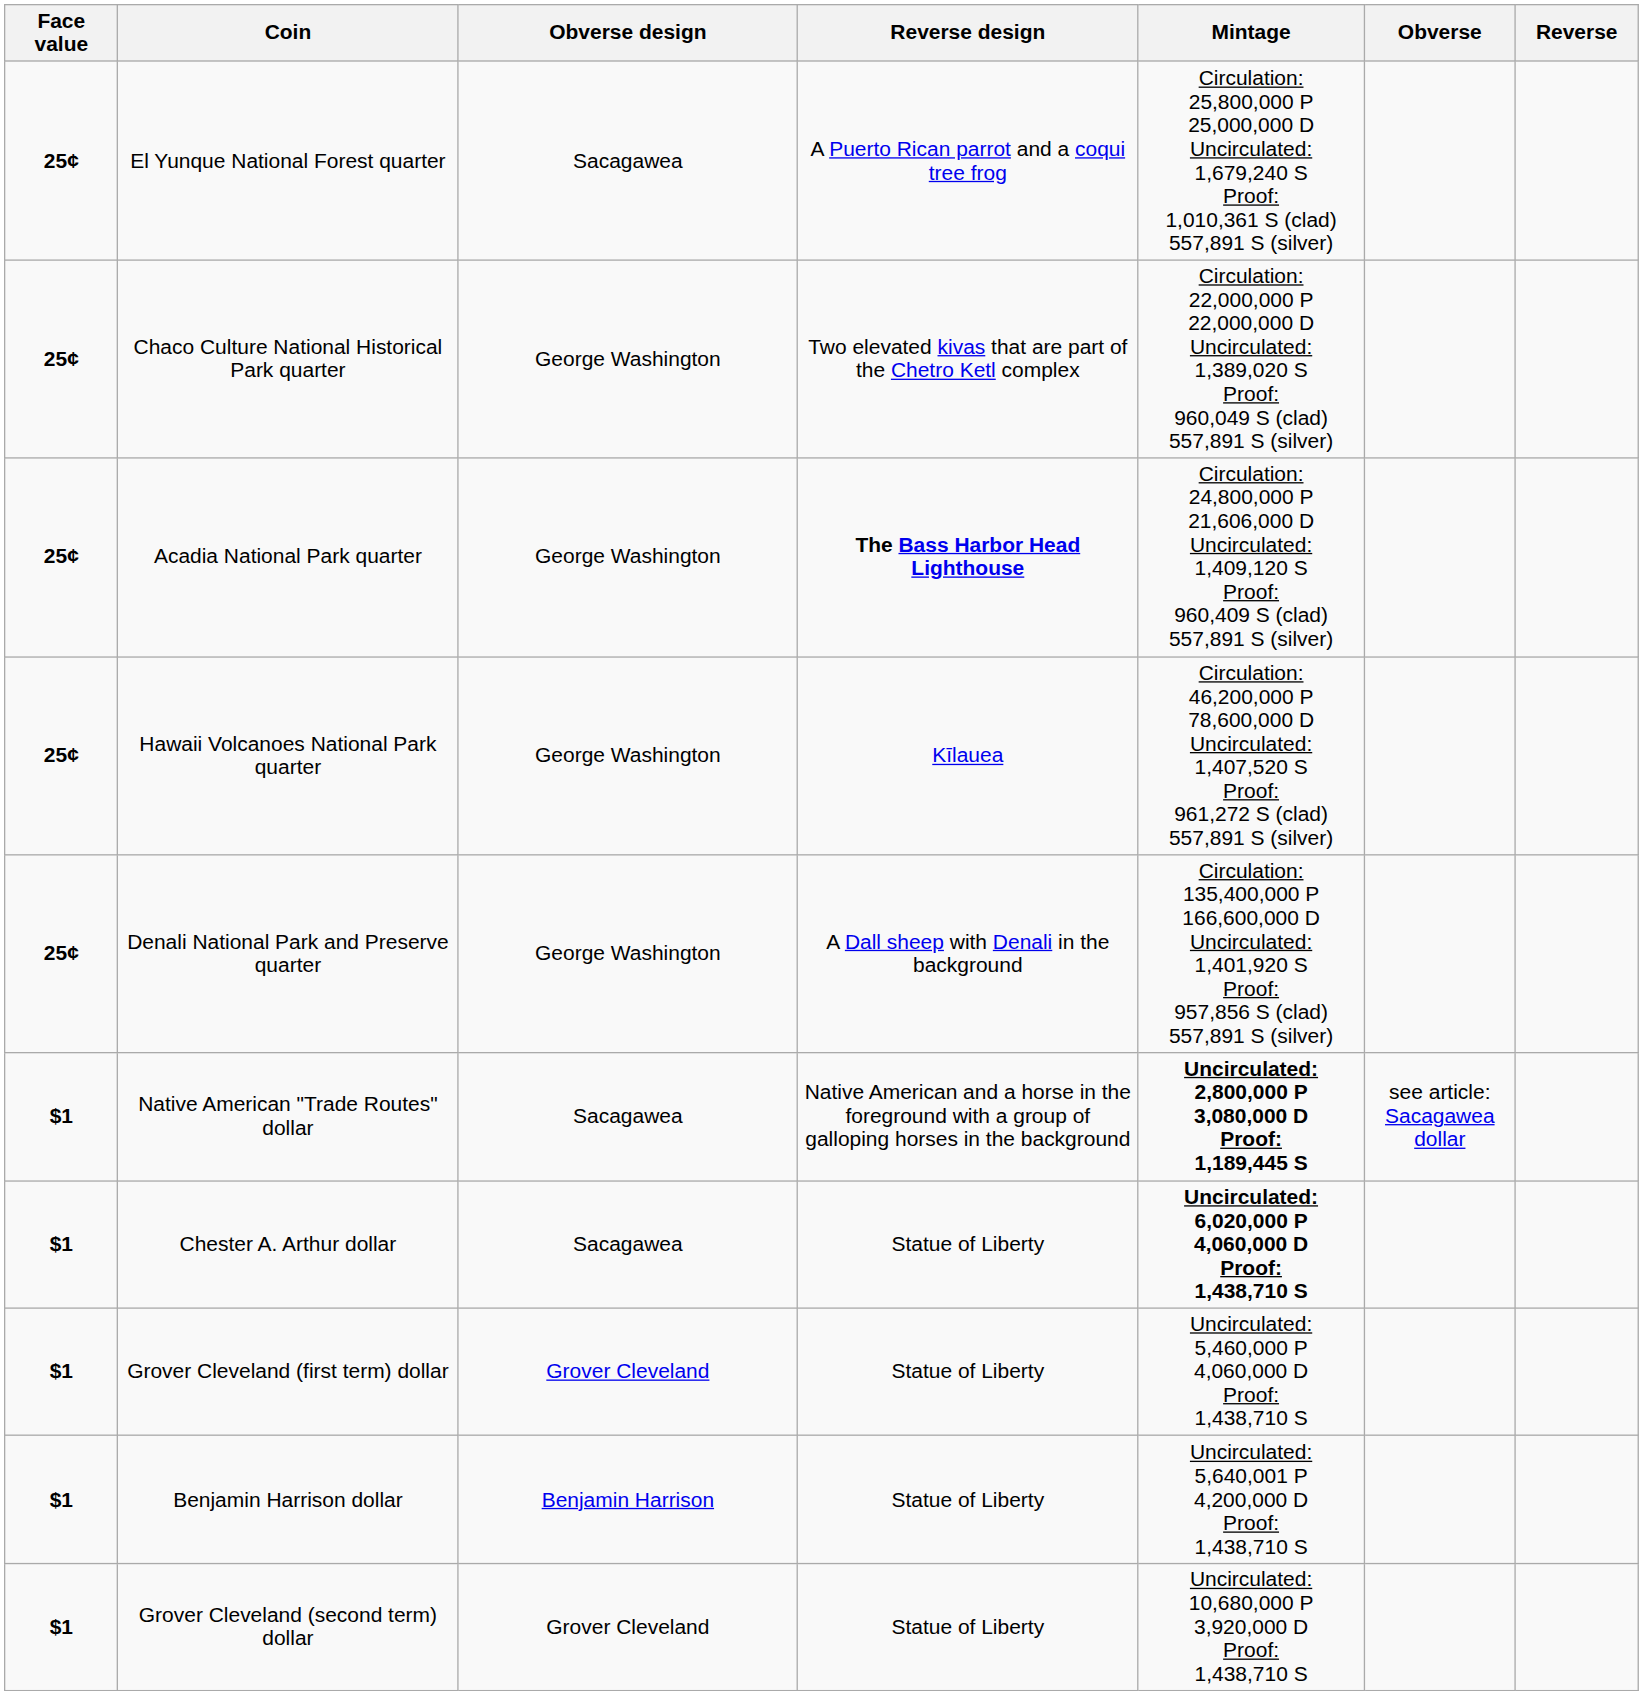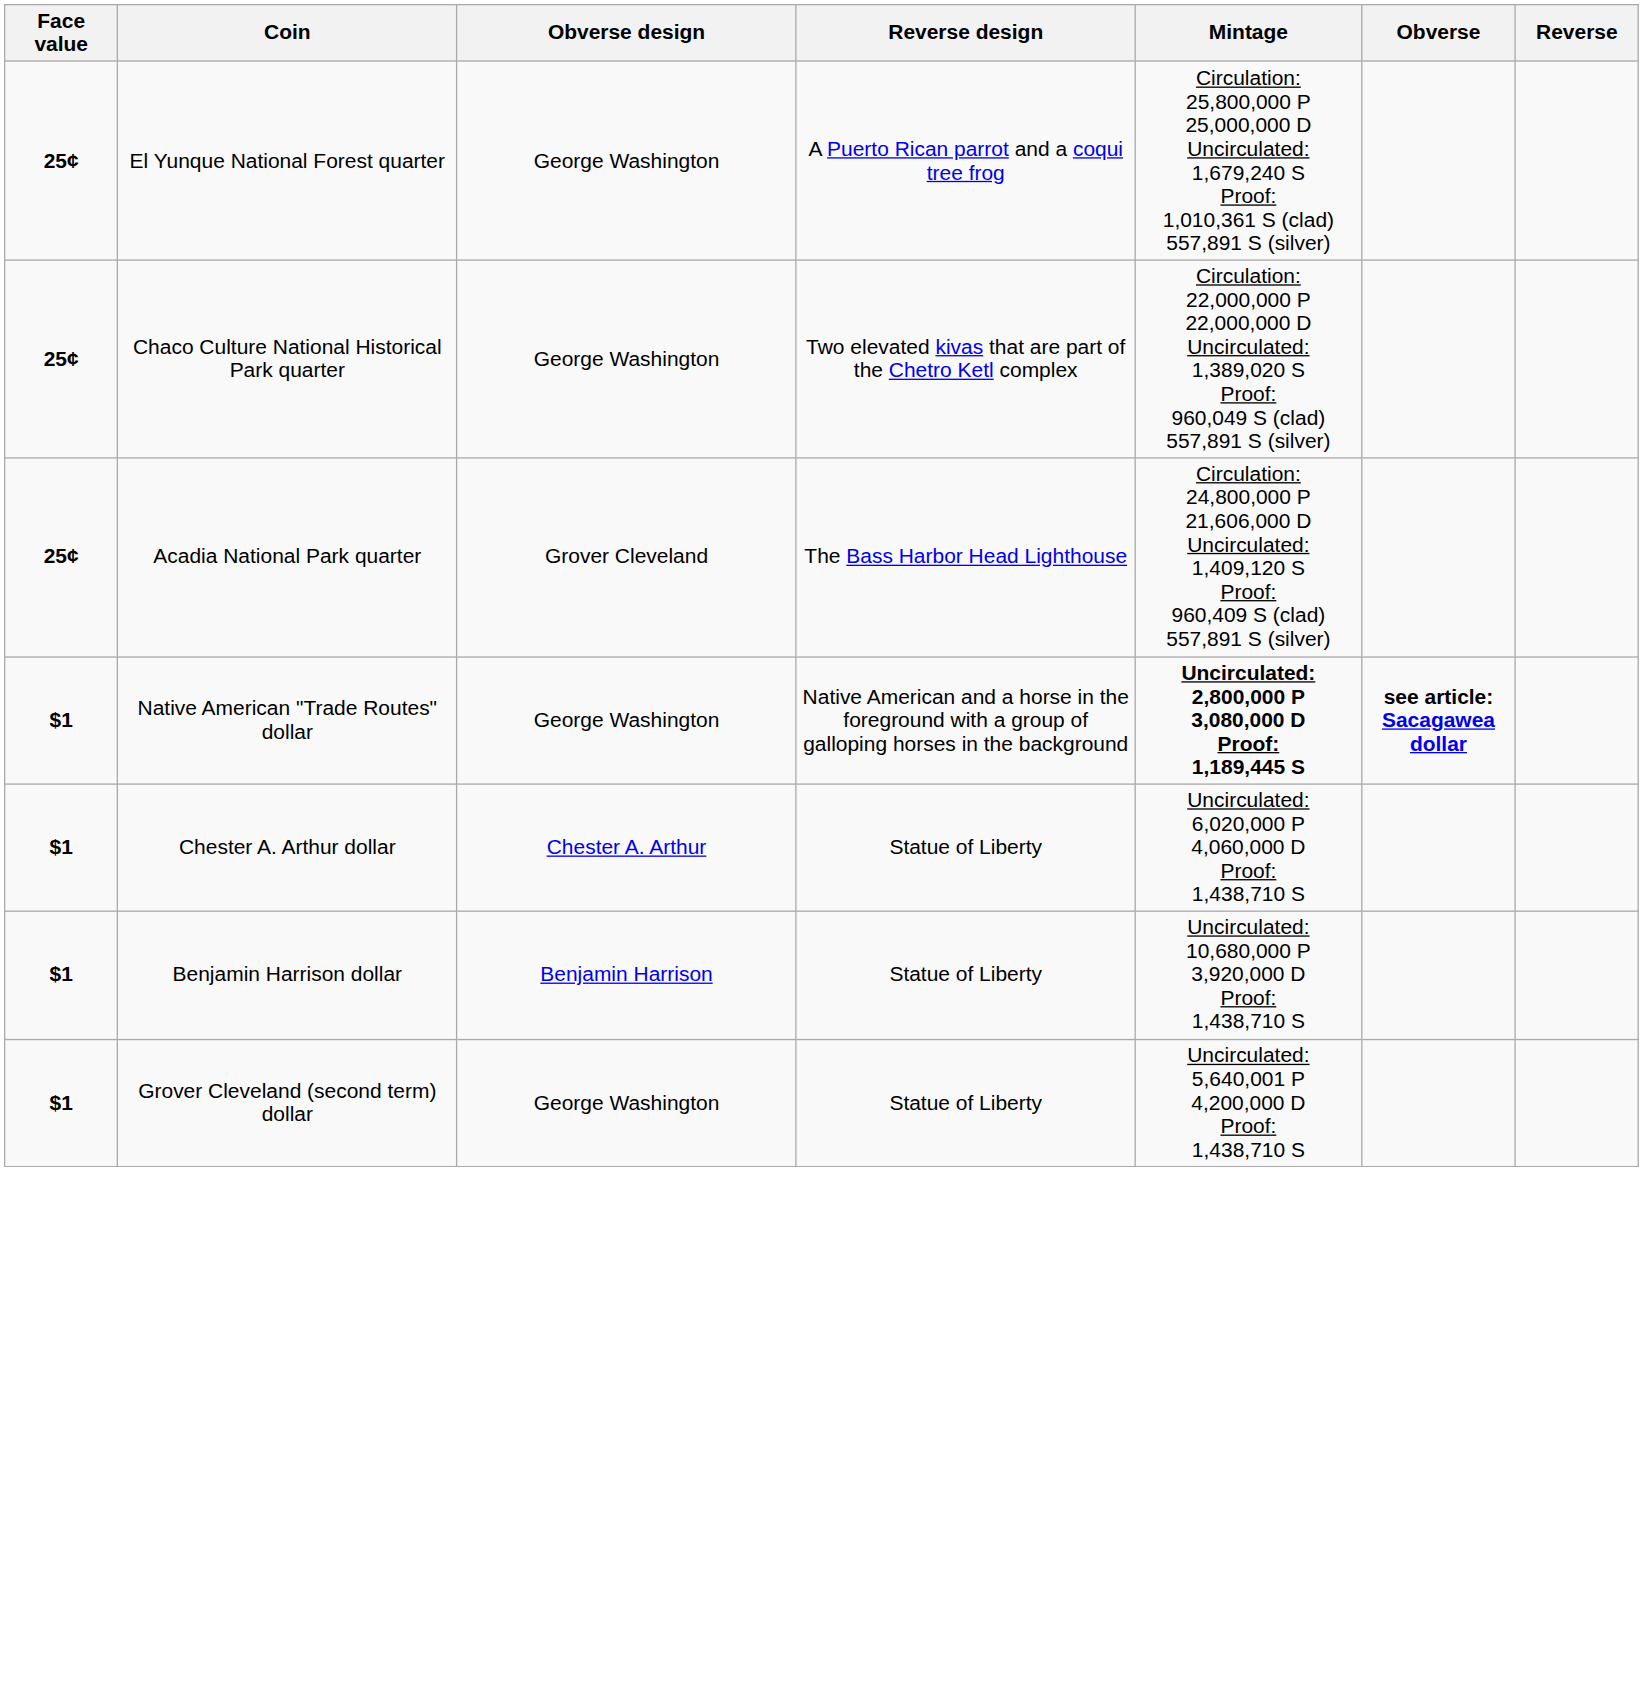(628, 160) Sacagawea -> (627, 160) George Washington
(628, 557) George Washington -> (627, 557) Grover Cleveland
(968, 557) bold -> (966, 557) normal
- row: (288, 755)
- row: (288, 953)
(628, 1116) Sacagawea -> (627, 720) George Washington
(1440, 1116) normal -> (1438, 720) bold
(628, 1244) Sacagawea -> (627, 847) Chester A. Arthur
(1251, 1244) bold -> (1248, 847) normal
- row: (288, 1371)
(1251, 1499) Uncirculated: 5,640,001 P 4,200,000 D Proof: 1,438,710 S -> (1248, 975) Uncirculated: 10,680,000 P 3,920,000 D Proof: 1,438,710 S
(628, 1626) Grover Cleveland -> (627, 1102) George Washington
(1251, 1626) Uncirculated: 10,680,000 P 3,920,000 D Proof: 1,438,710 S -> (1248, 1102) Uncirculated: 5,640,001 P 4,200,000 D Proof: 1,438,710 S
